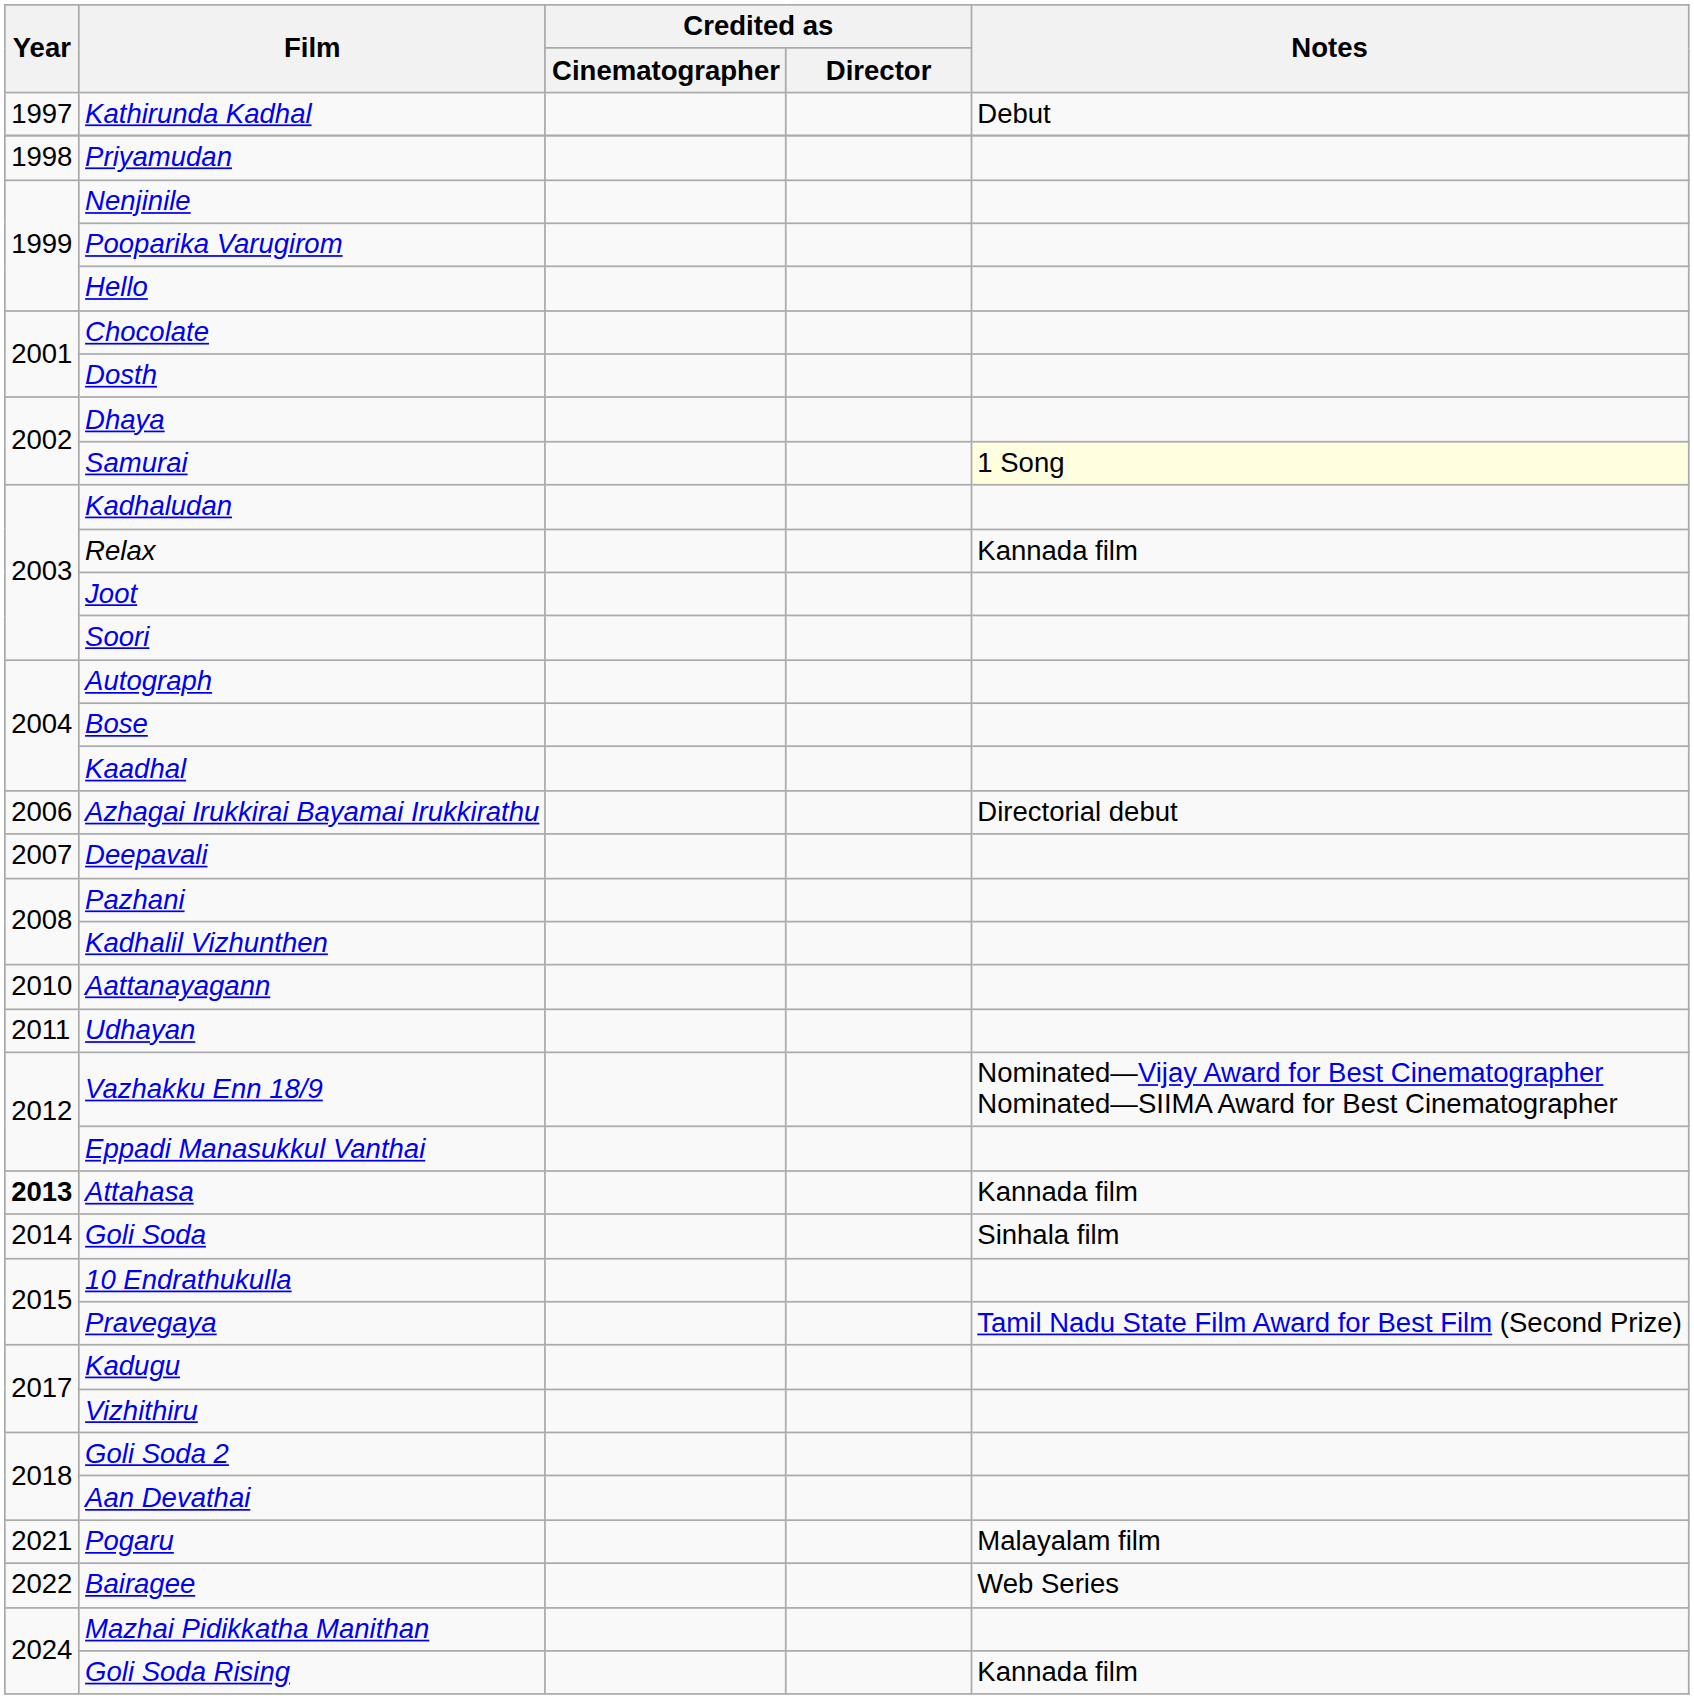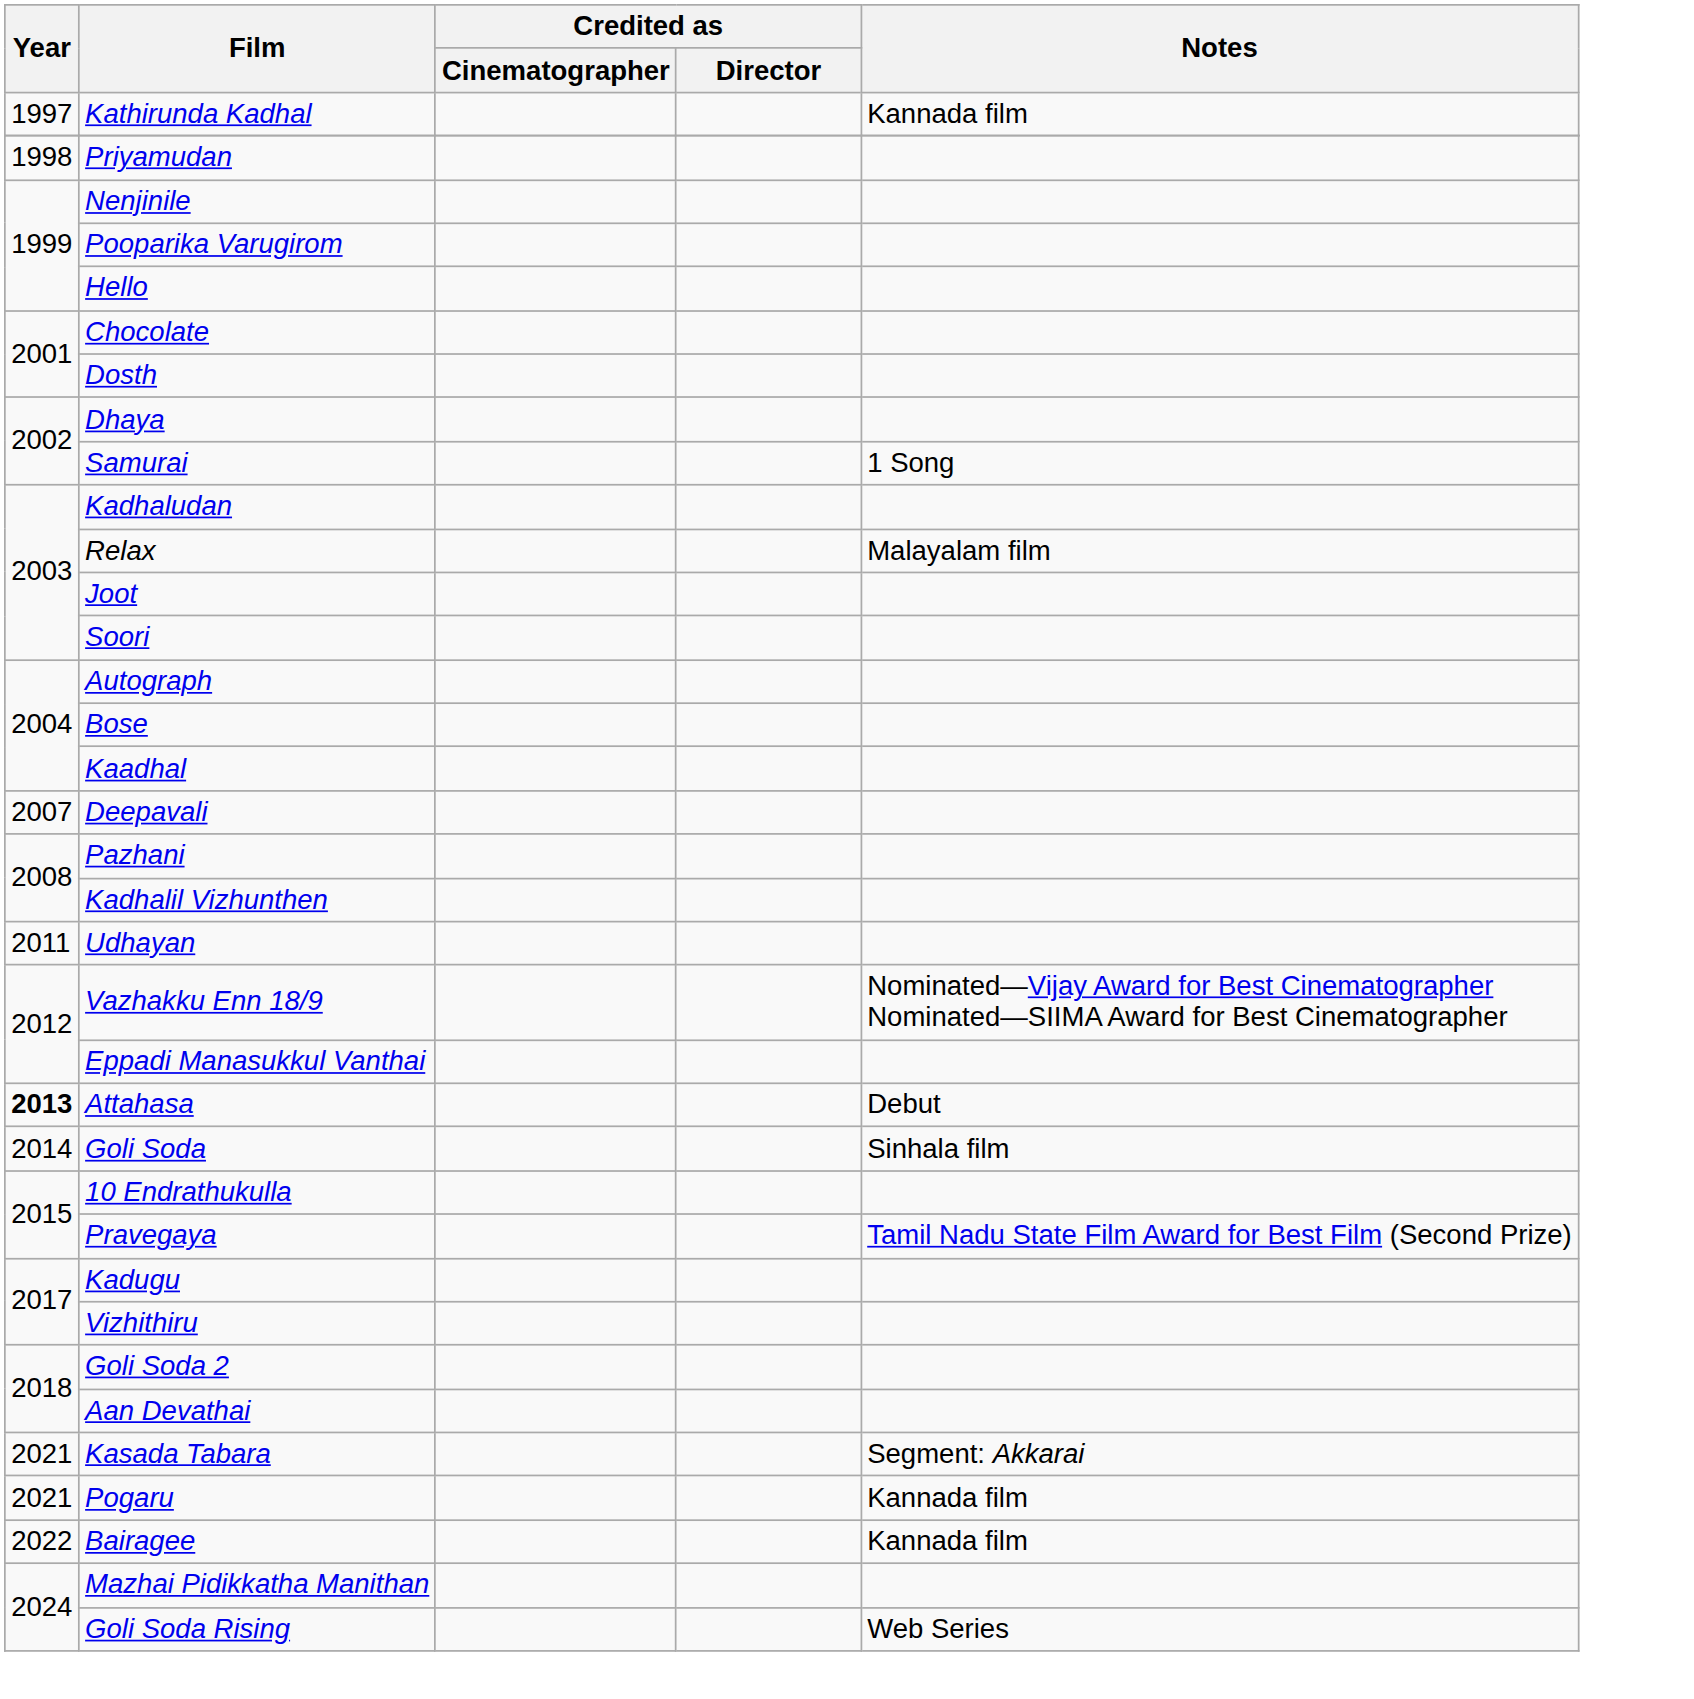(1014, 113) Debut -> (948, 113) Kannada film
(1021, 462) lightyellow background -> (911, 462) no background
(1058, 550) Kannada film -> (959, 550) Malayalam film
- row: (312, 811)
- row: (178, 986)
(1058, 1192) Kannada film -> (904, 1104) Debut
+ row: (178, 1453)
(1069, 1541) Malayalam film -> (948, 1497) Kannada film
(1048, 1584) Web Series -> (948, 1541) Kannada film
(1058, 1672) Kannada film -> (938, 1628) Web Series
